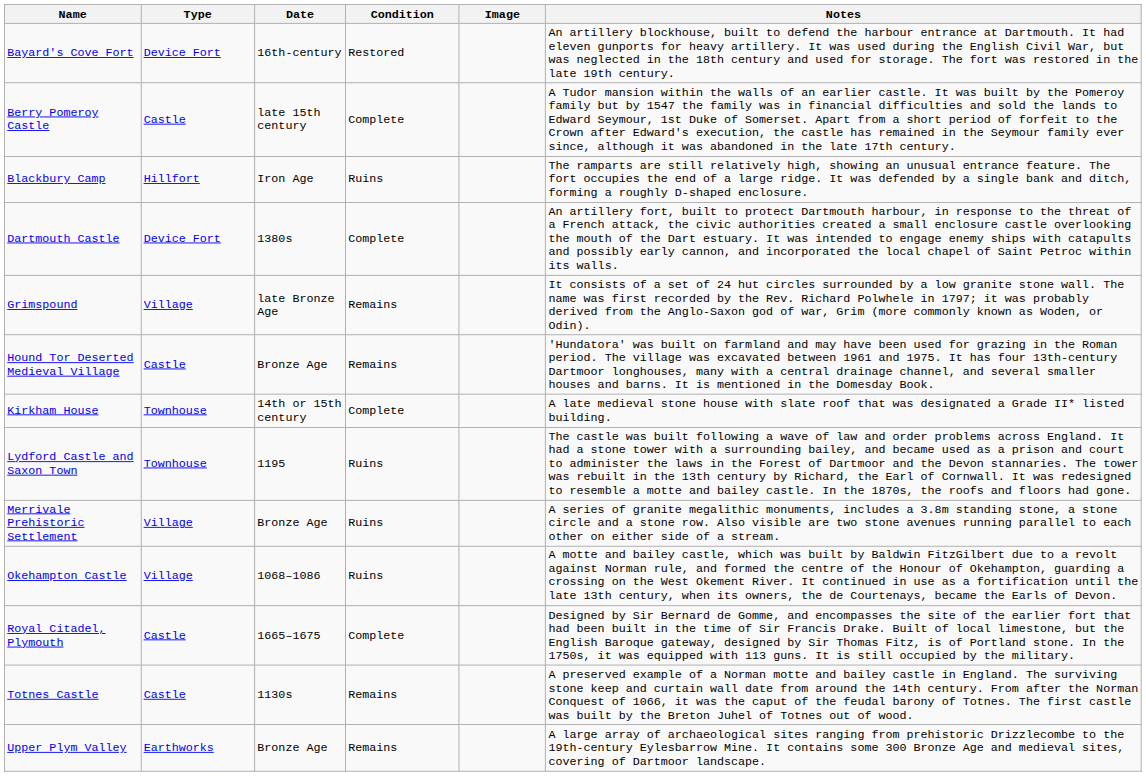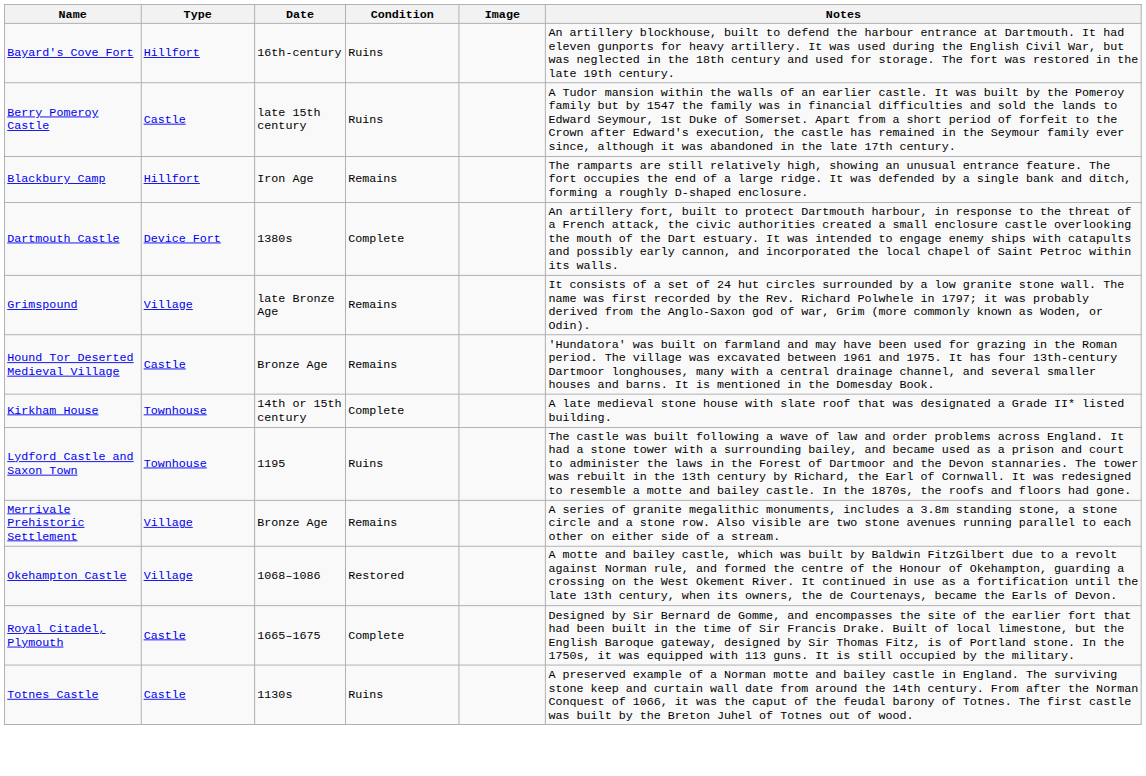(182, 53) Device Fort -> (172, 53) Hillfort
(376, 53) Restored -> (366, 53) Ruins
(376, 120) Complete -> (366, 120) Ruins
(366, 179) Ruins -> (373, 179) Remains
(366, 523) Ruins -> (373, 523) Remains
(366, 576) Ruins -> (376, 576) Restored
(373, 695) Remains -> (366, 695) Ruins
- row: (67, 748)
